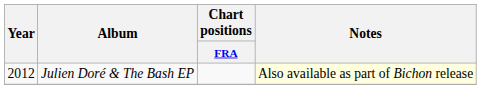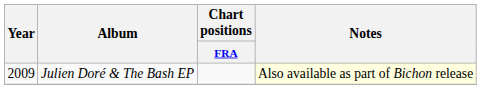(21, 73) 2012 -> (21, 73) 2009
